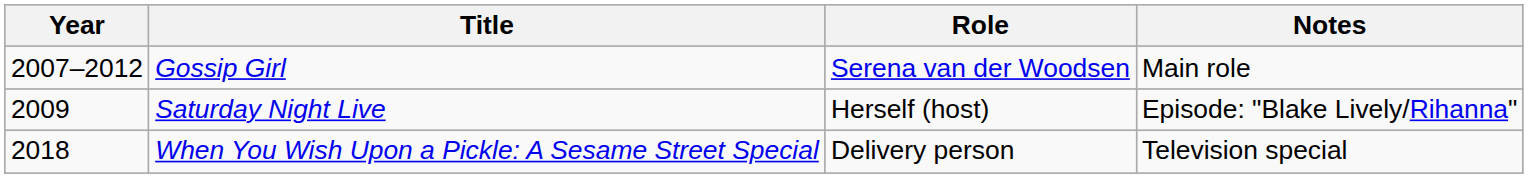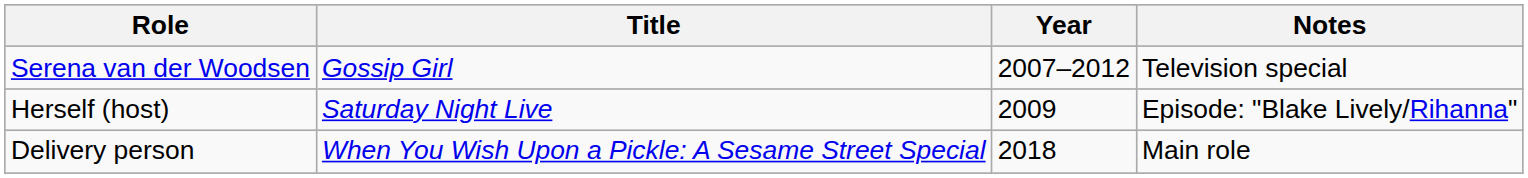columns swapped: (77, 25) <-> (980, 25)
(1196, 67) Main role -> (1245, 67) Television special
(1245, 151) Television special -> (1196, 151) Main role
